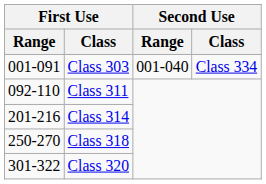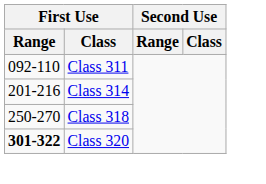- row: (98, 66)
(34, 166) normal -> (34, 141) bold
